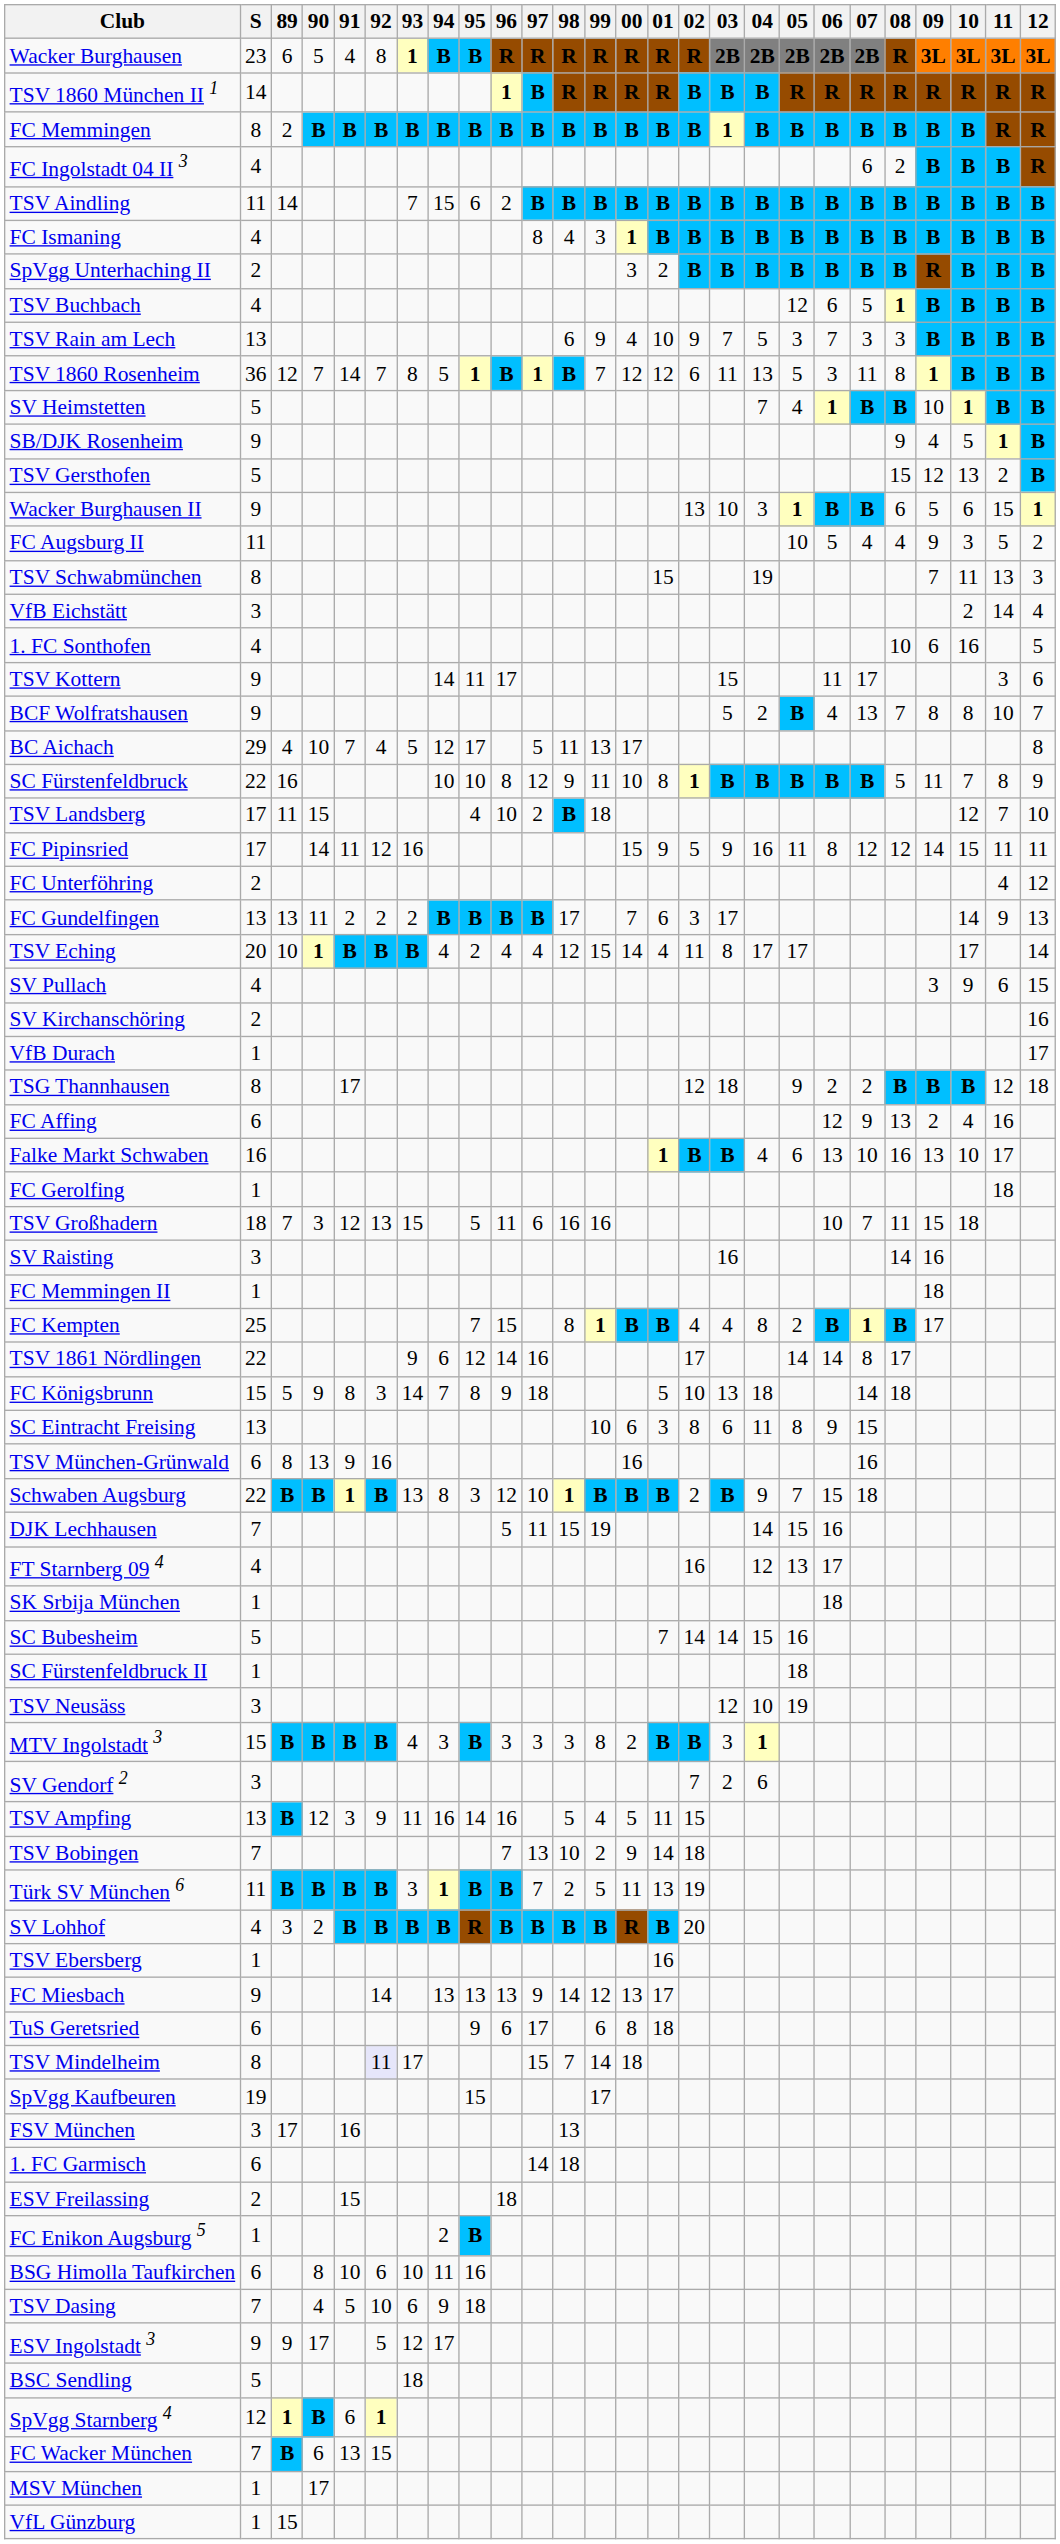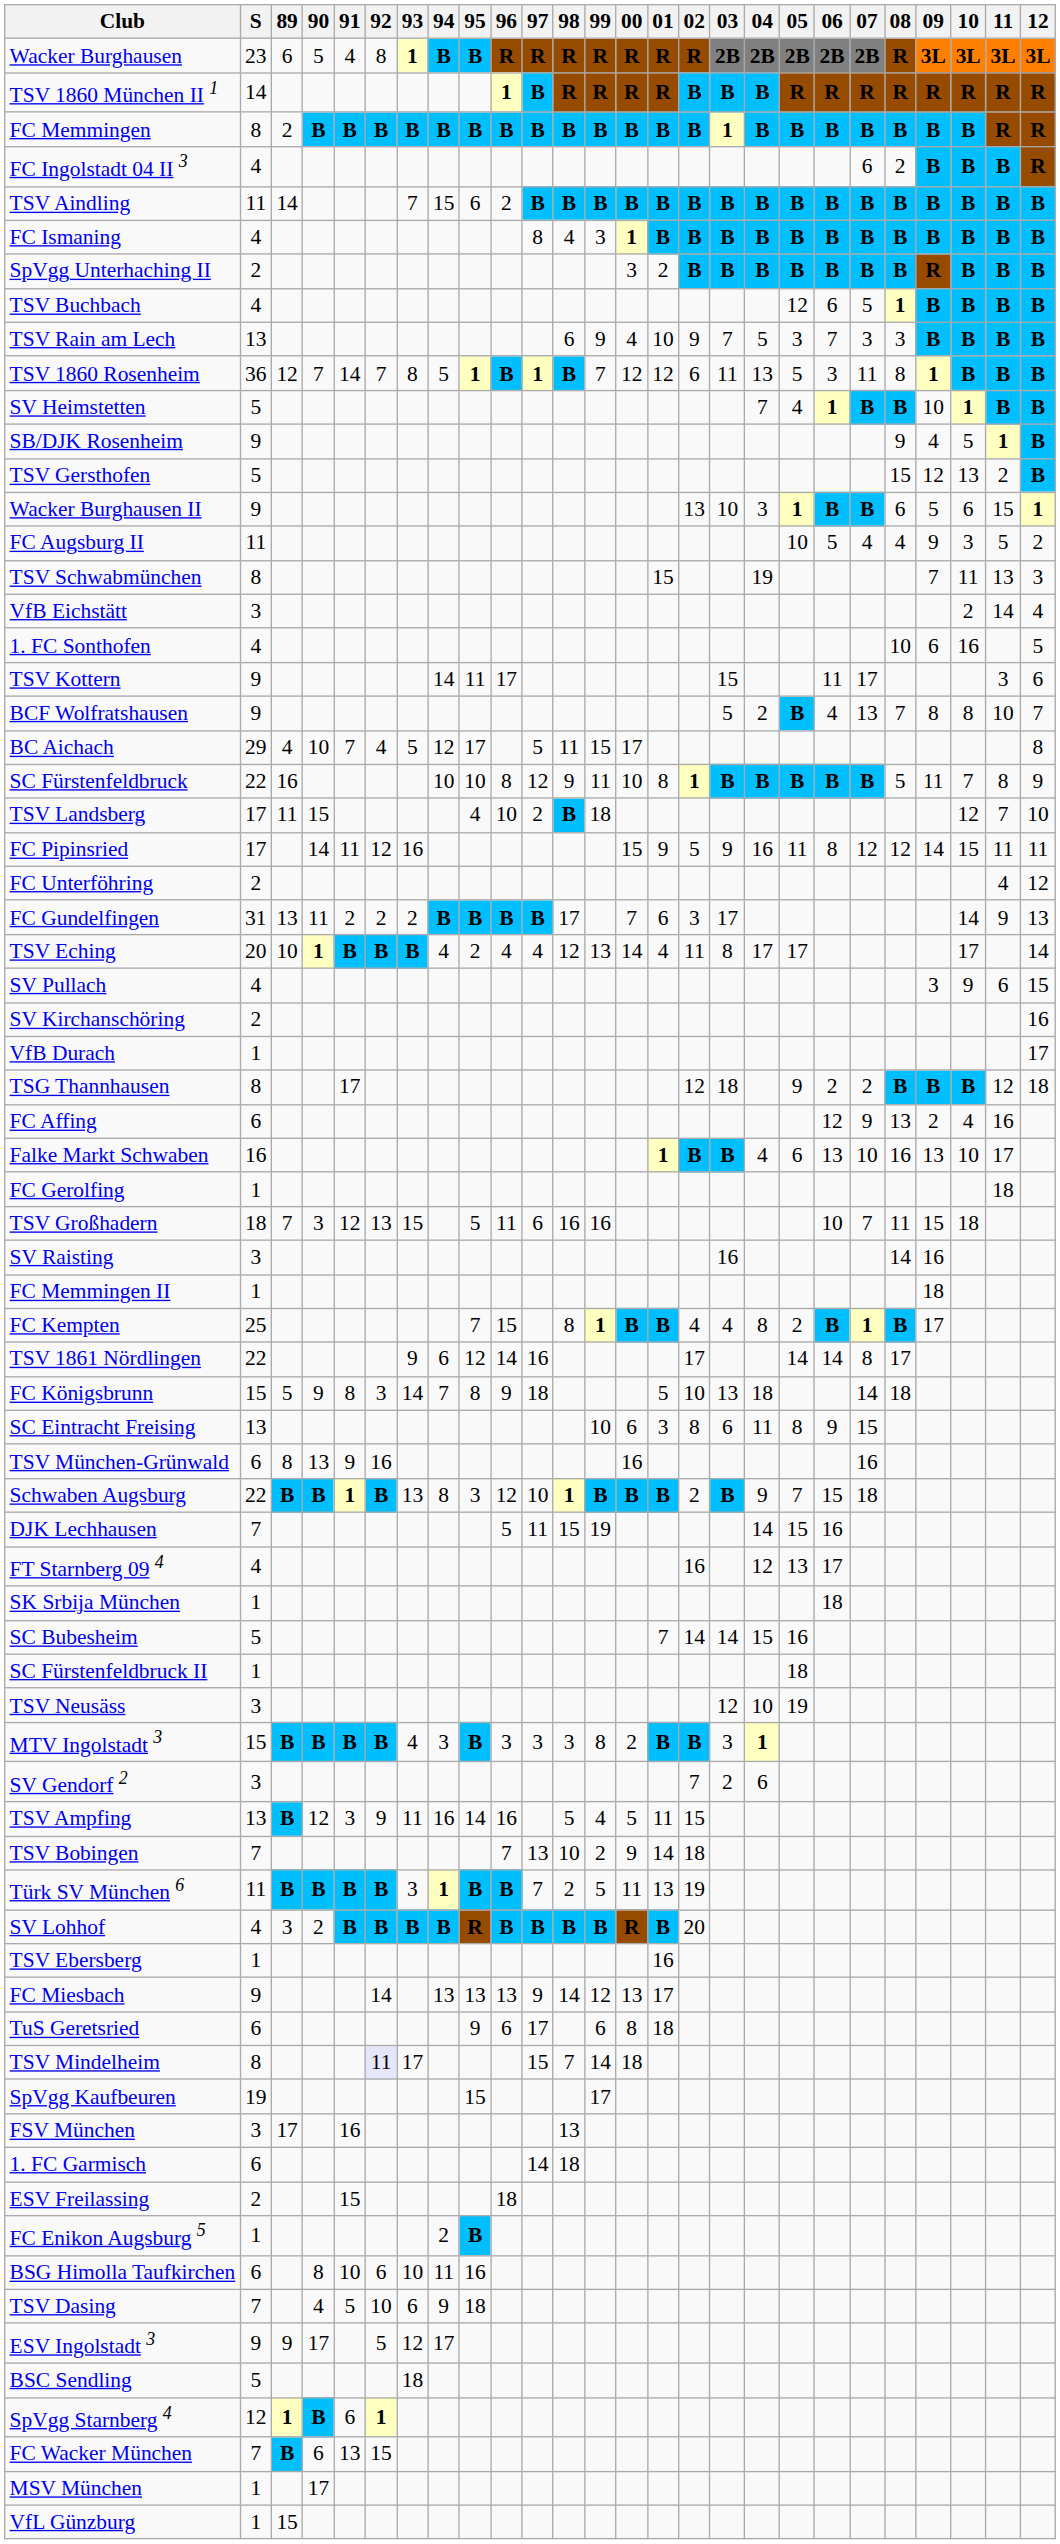(600, 747) 13 -> (600, 747) 15
(256, 917) 13 -> (256, 917) 31
(600, 951) 15 -> (600, 951) 13
